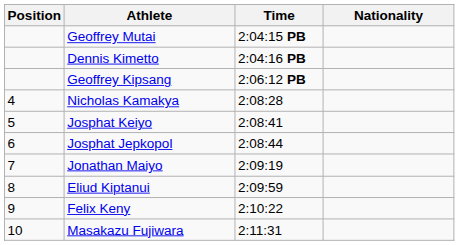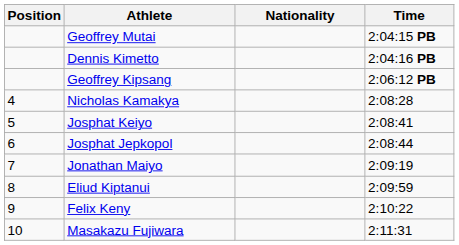columns swapped: (388, 15) <-> (279, 15)
